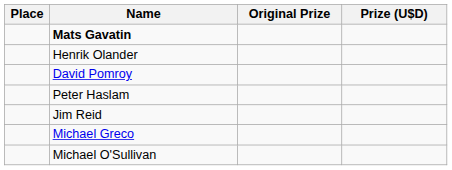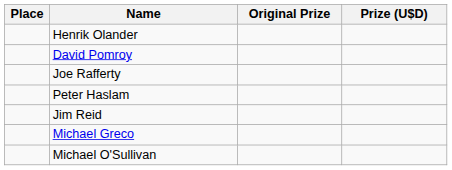- row: (92, 34)
+ row: (87, 74)
